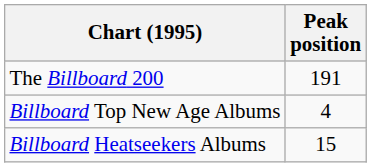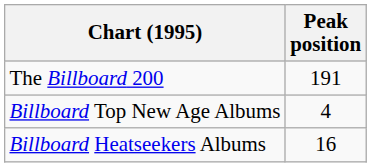(326, 144) 15 -> (326, 144) 16
